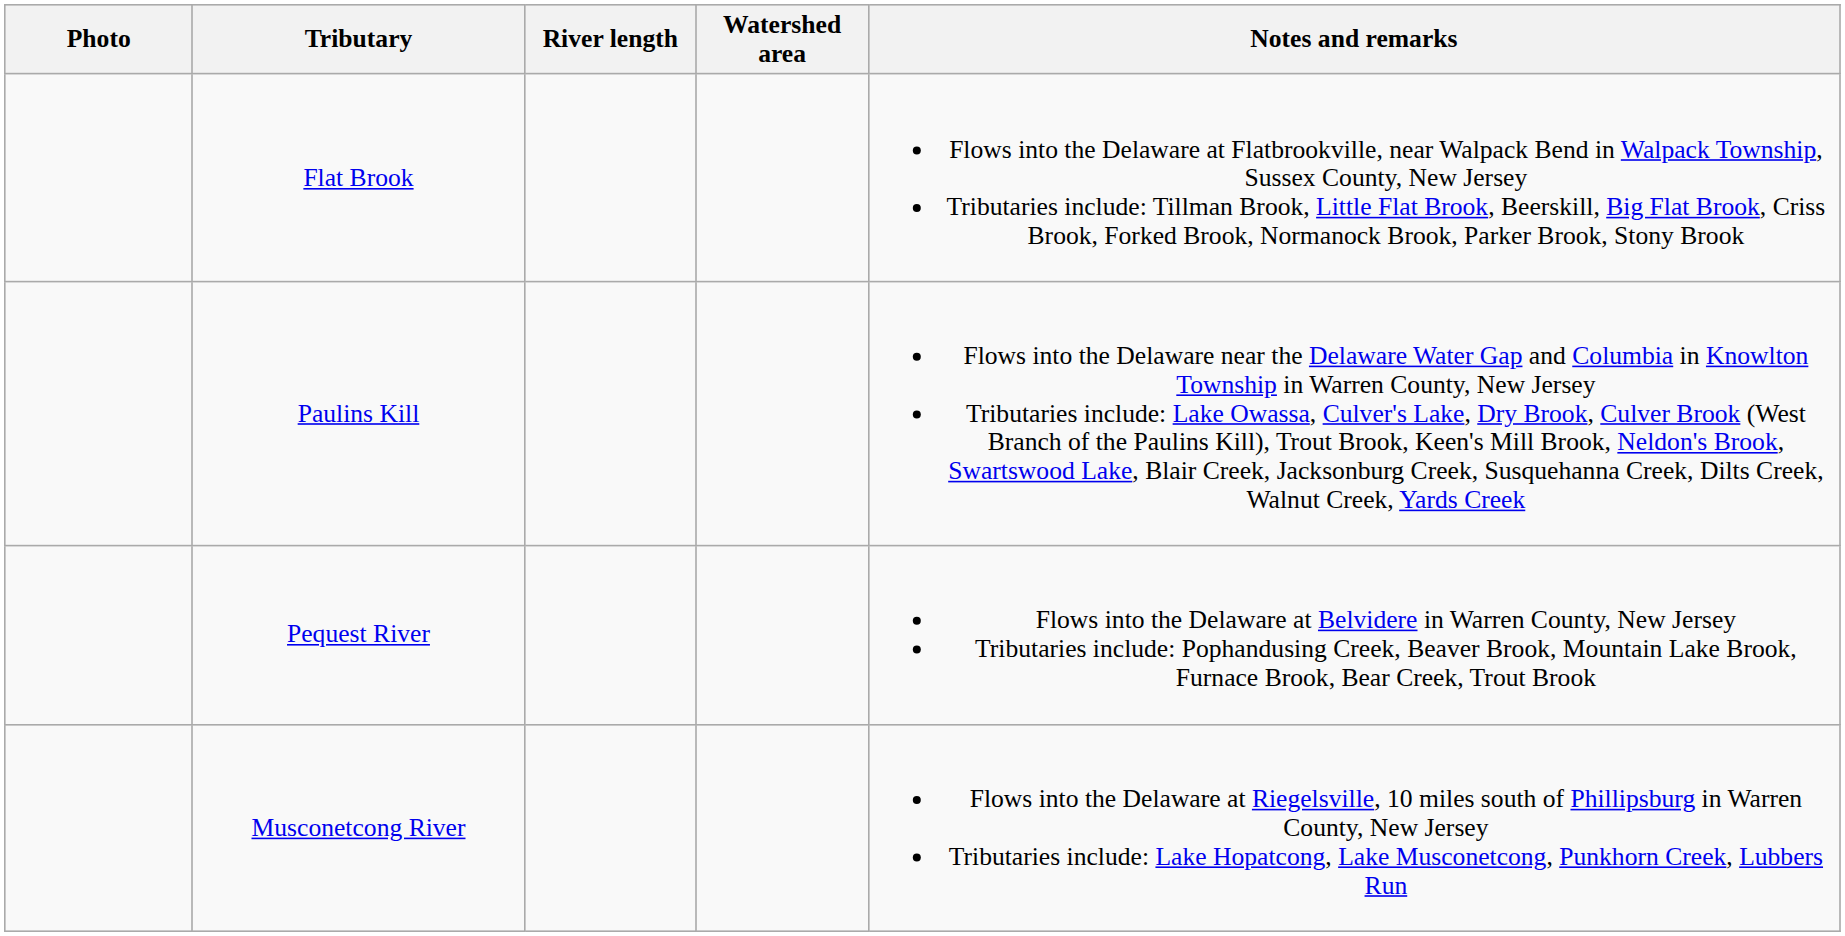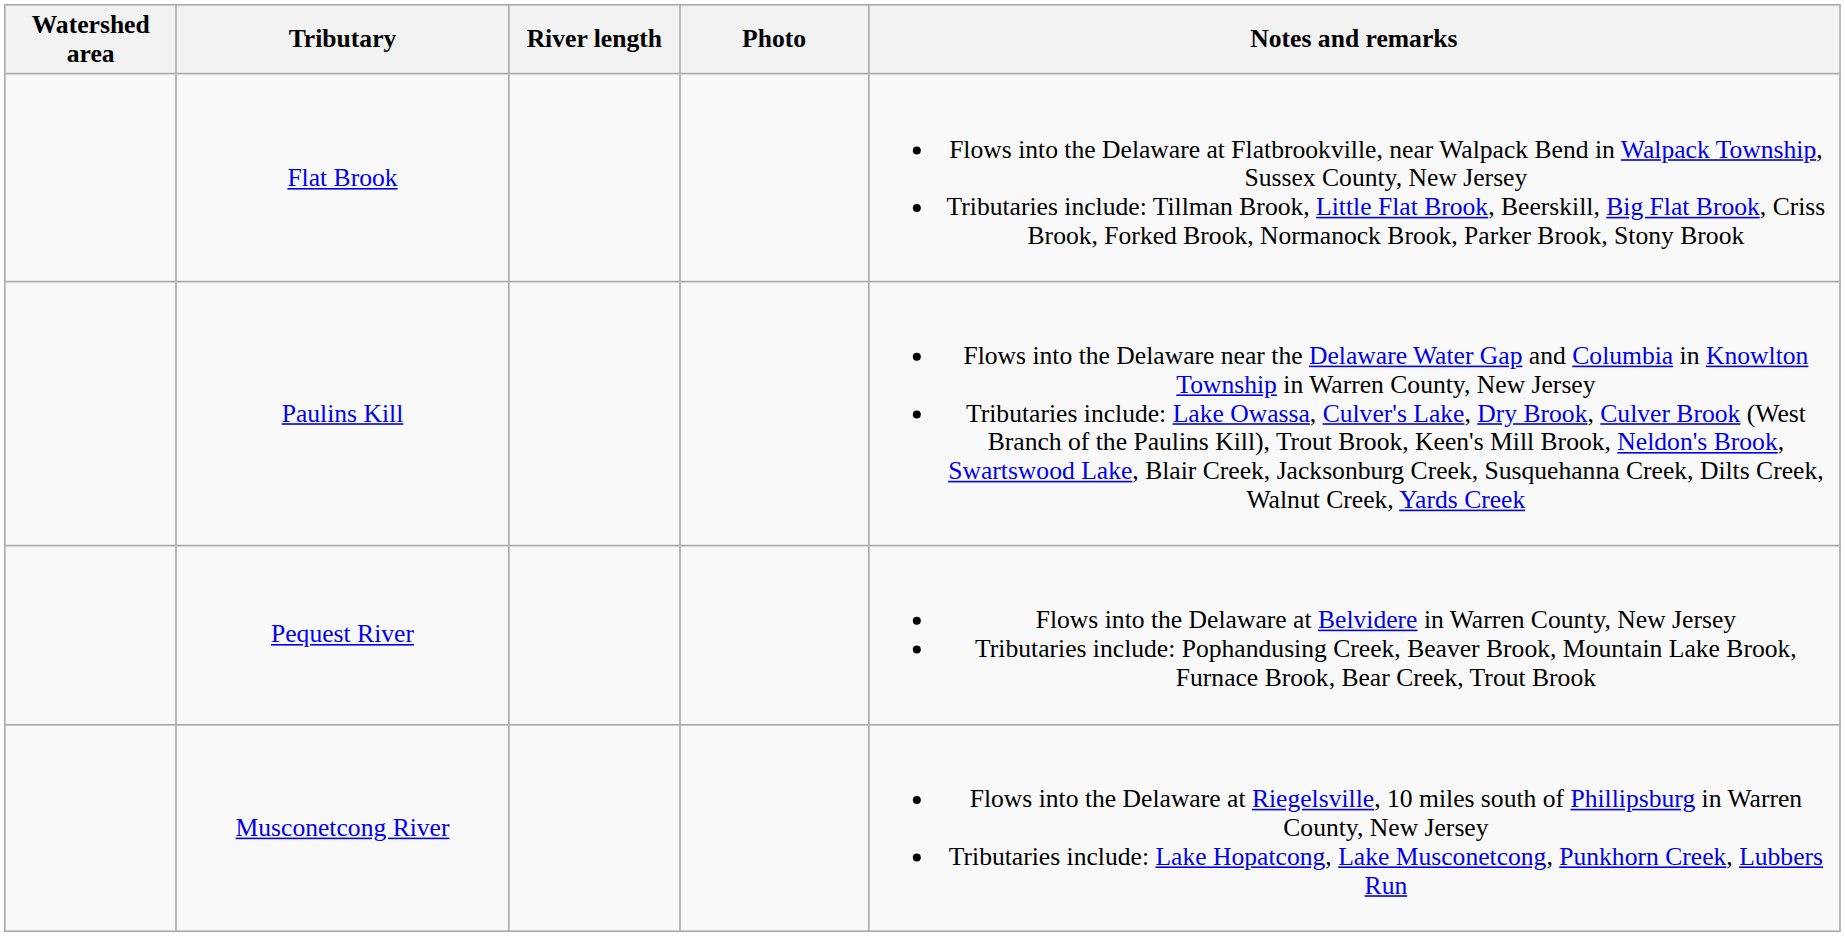columns swapped: (99, 39) <-> (782, 39)
